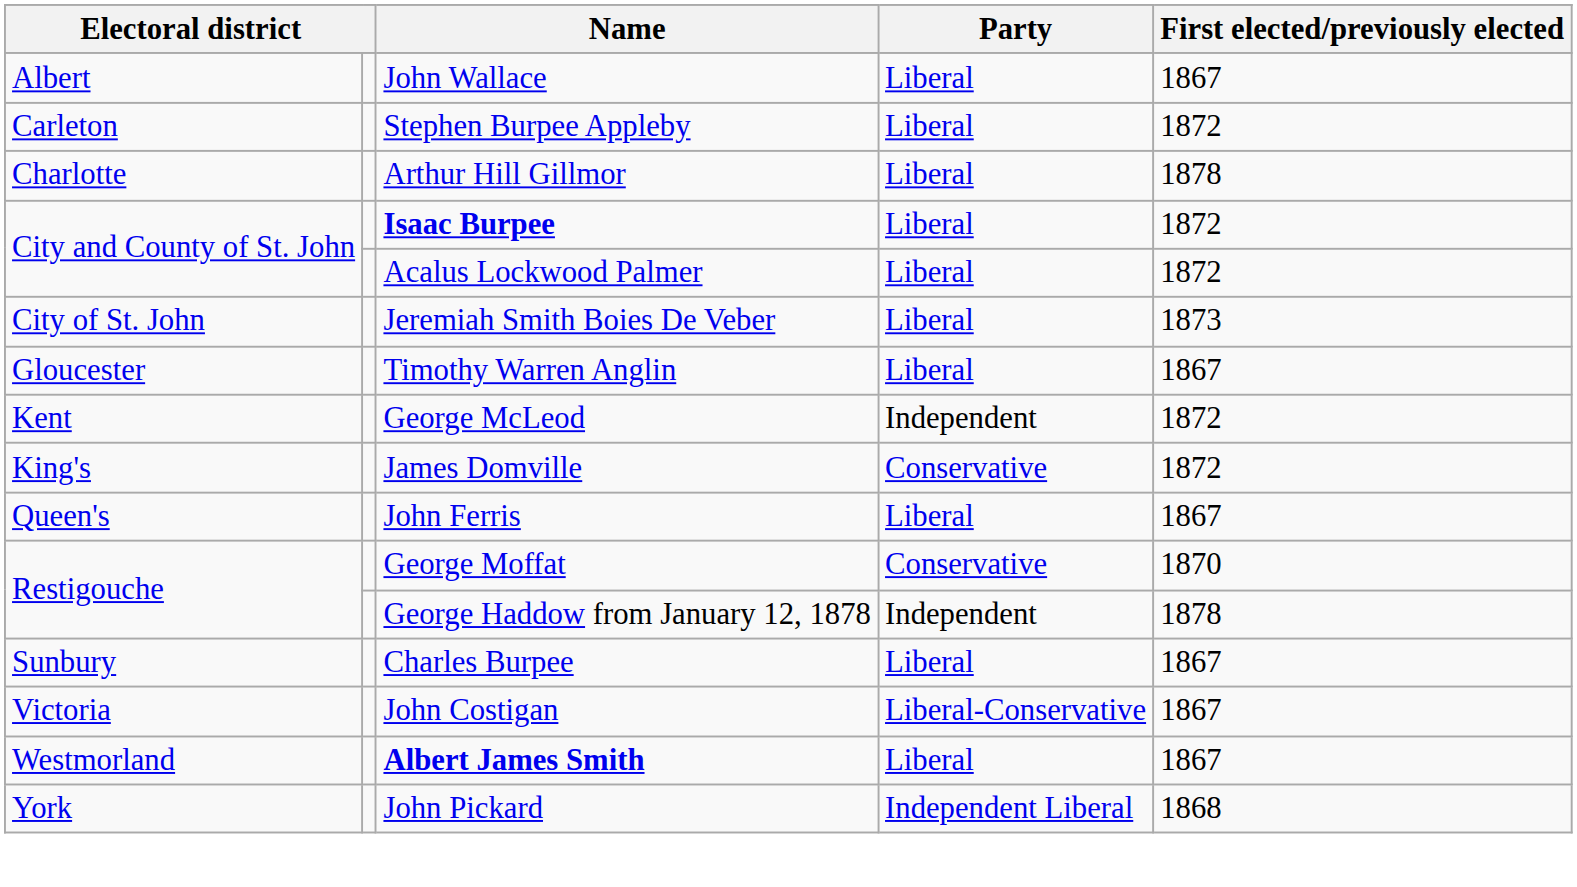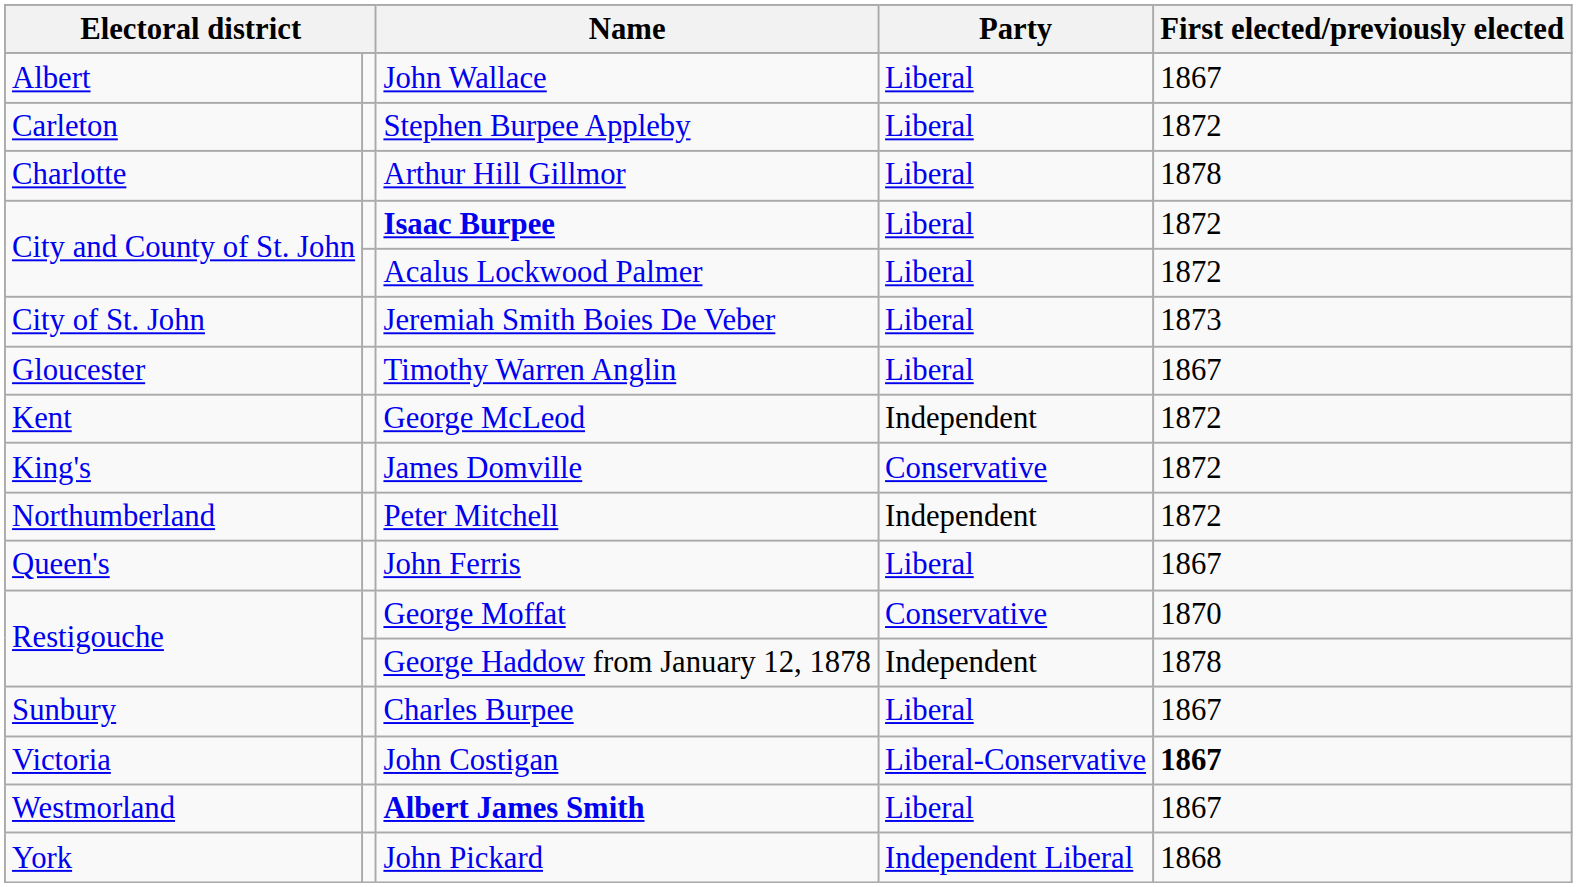+ row: (471, 516)
(1191, 710) normal -> (1191, 759) bold
